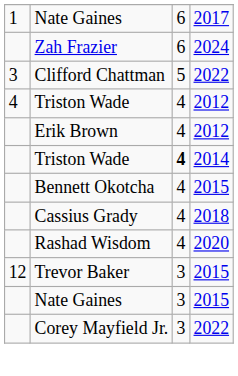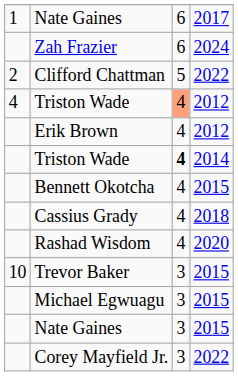(13, 74) 3 -> (13, 74) 2
(181, 103) no background -> (181, 103) lightsalmon background
(18, 272) 12 -> (18, 272) 10
+ row: (99, 300)
